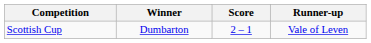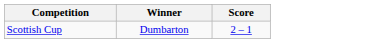- column: (318, 13)
